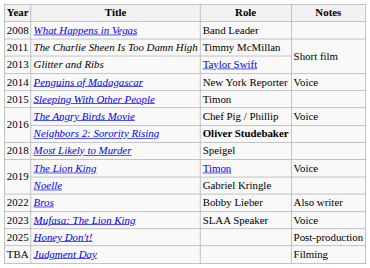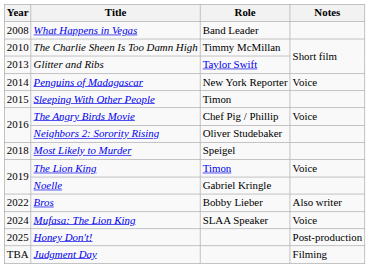(18, 47) 2011 -> (18, 47) 2010
(246, 133) bold -> (242, 133) normal
(18, 220) 2023 -> (18, 220) 2024
